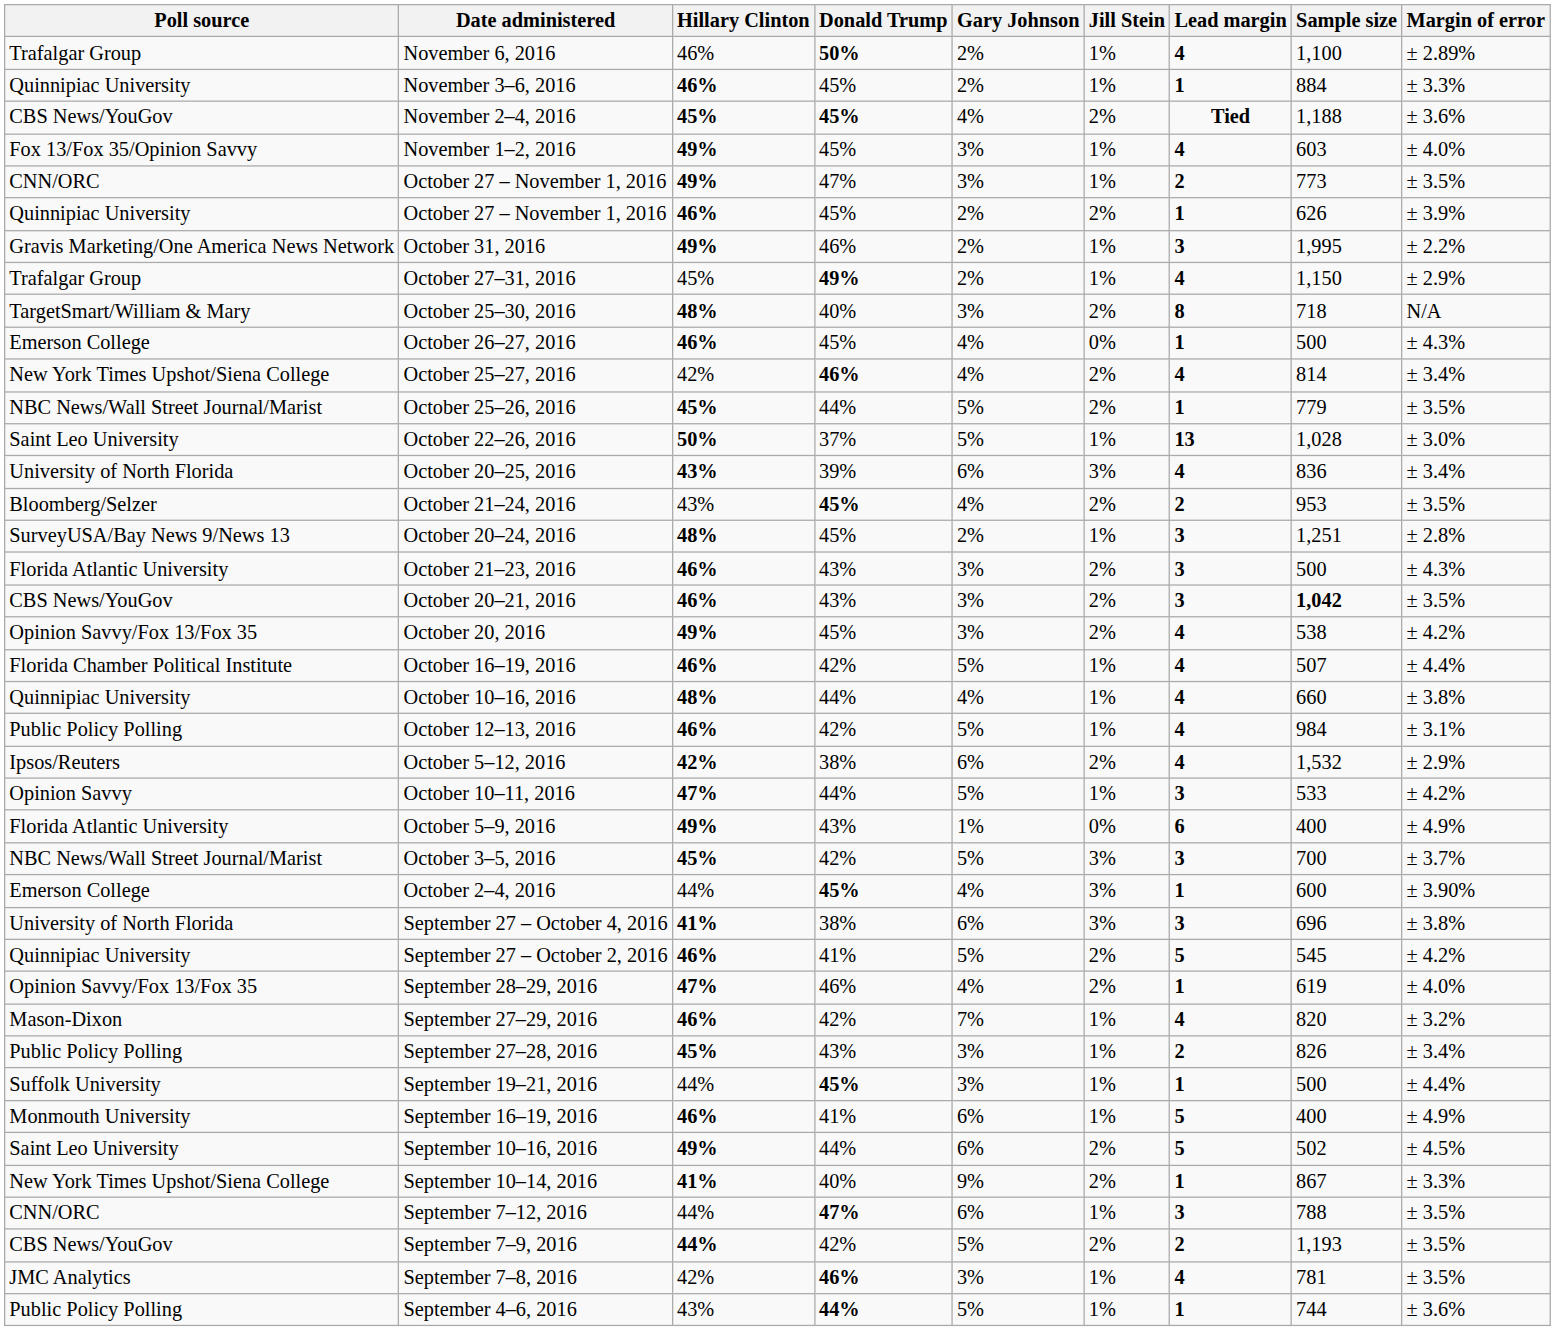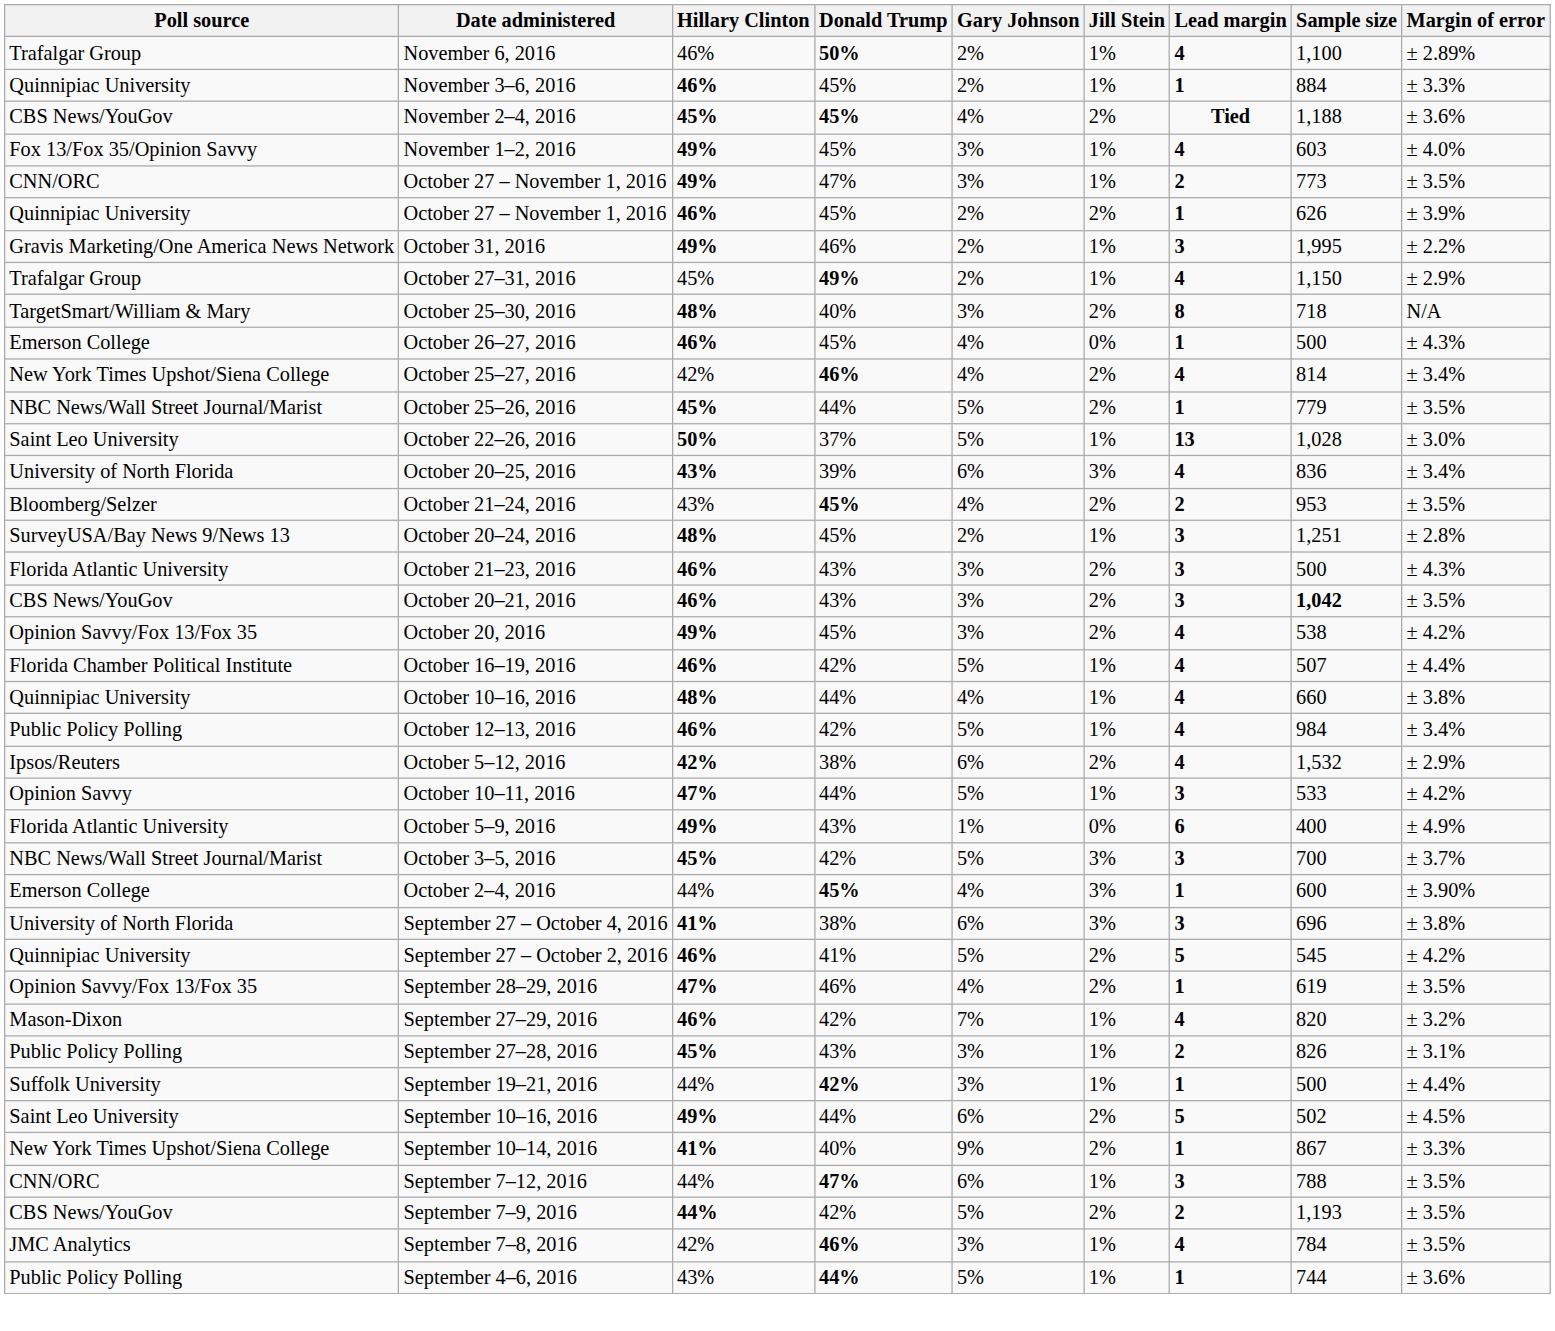(1436, 729) ± 3.1% -> (1436, 729) ± 3.4%
(1436, 987) ± 4.0% -> (1436, 987) ± 3.5%
(1436, 1051) ± 3.4% -> (1436, 1051) ± 3.1%
(839, 1084) 45% -> (839, 1084) 42%
- row: (100, 1116)
(1311, 1277) 781 -> (1311, 1245) 784
